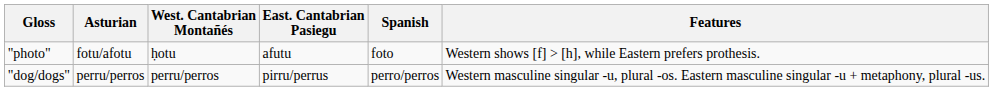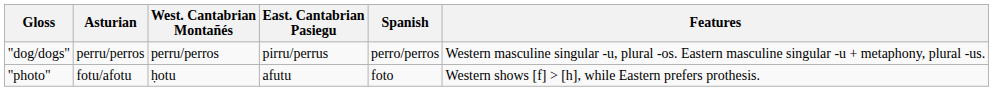rows swapped: (29, 53) <-> (39, 75)
